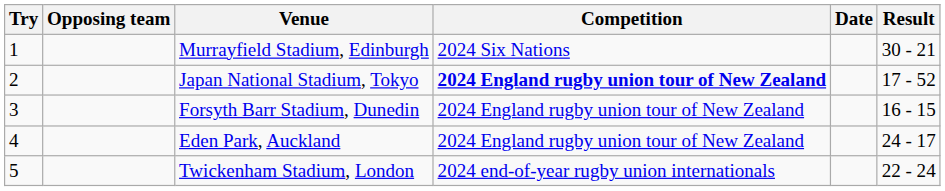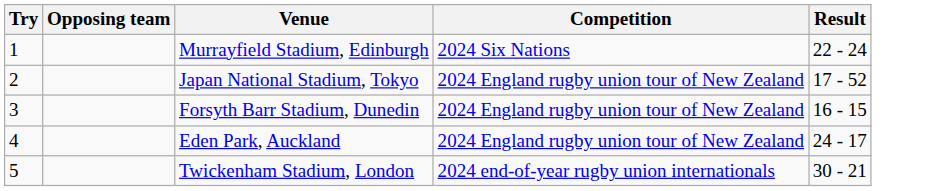- column: (854, 19)
(909, 49) 30 - 21 -> (840, 49) 22 - 24
(632, 79) bold -> (621, 79) normal
(909, 170) 22 - 24 -> (840, 170) 30 - 21
